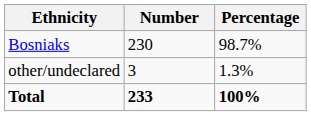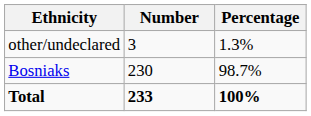rows swapped: (39, 44) <-> (64, 70)
